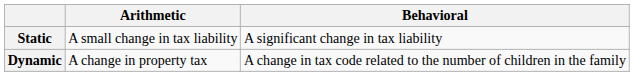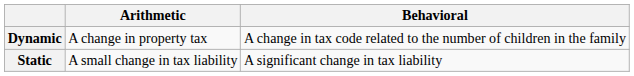rows swapped: (35, 37) <-> (35, 60)
